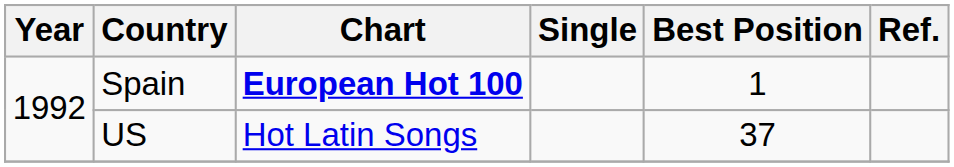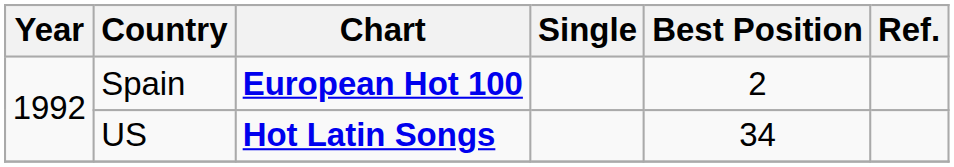(757, 82) 1 -> (757, 82) 2
(360, 135) normal -> (369, 135) bold
(757, 135) 37 -> (757, 135) 34
